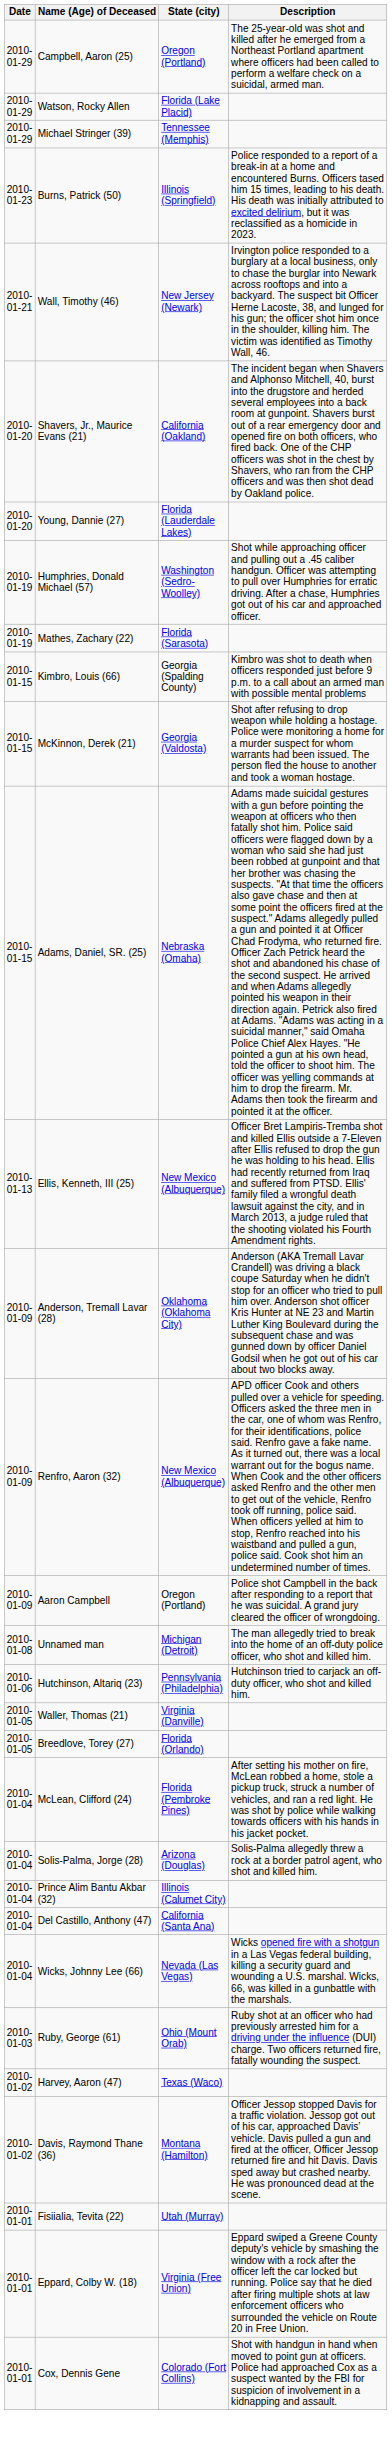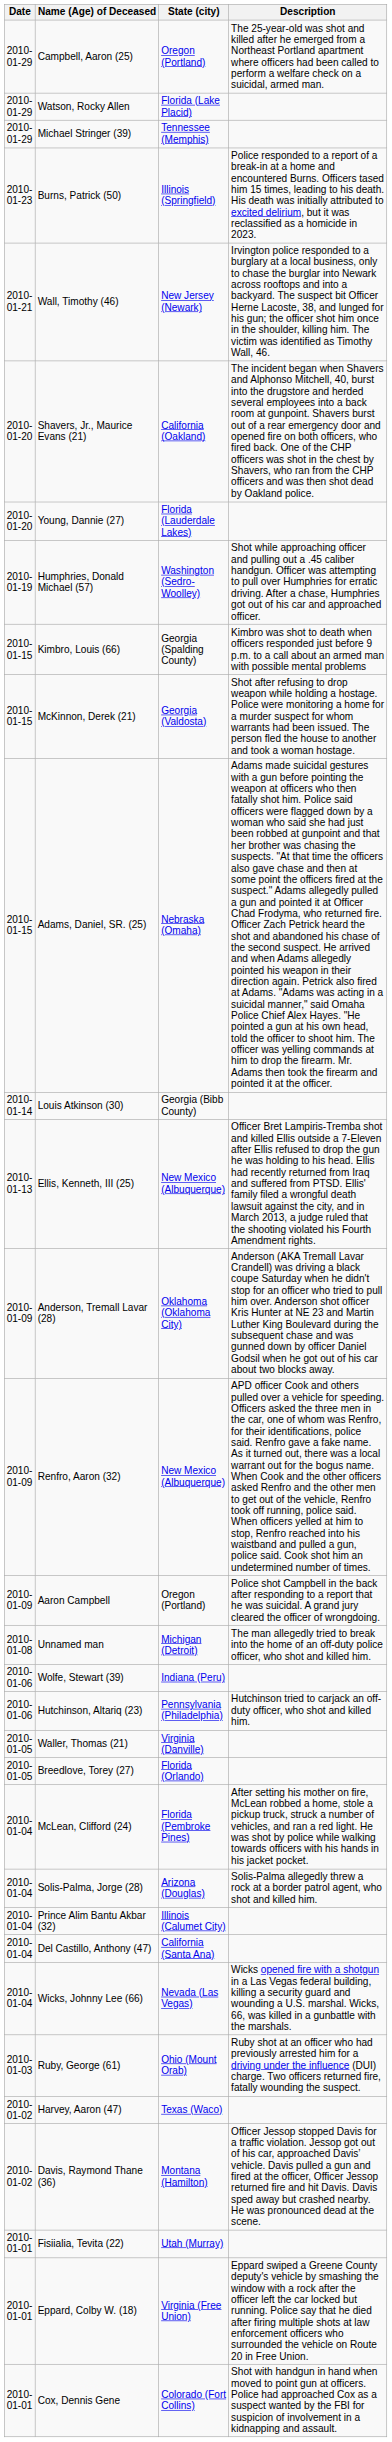- row: (86, 638)
+ row: (81, 1105)
+ row: (81, 1678)
